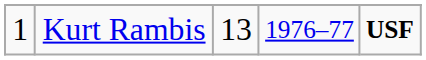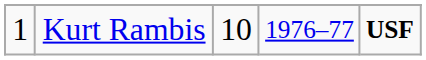(236, 29) 13 -> (236, 29) 10
